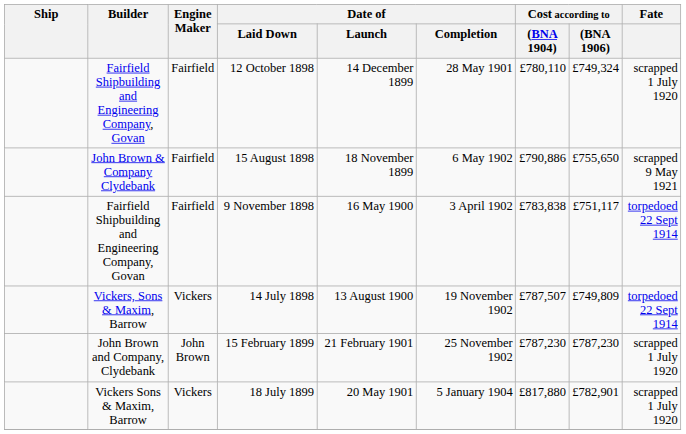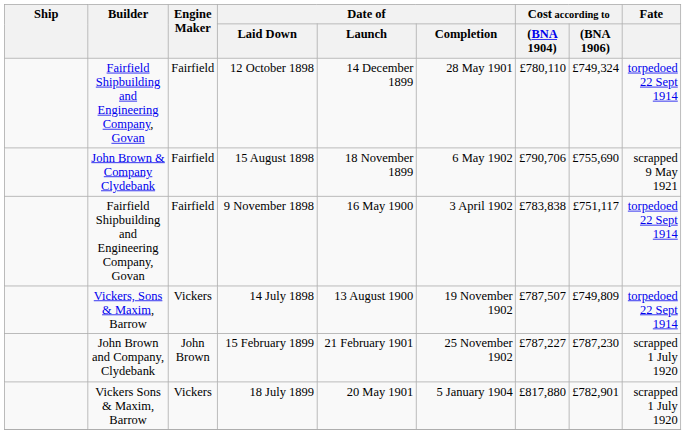(656, 82) scrapped 1 July 1920 -> (653, 82) torpedoed 22 Sept 1914
(542, 158) £790,886 -> (542, 158) £790,706
(596, 158) £755,650 -> (596, 158) £755,690
(542, 343) £787,230 -> (542, 343) £787,227
